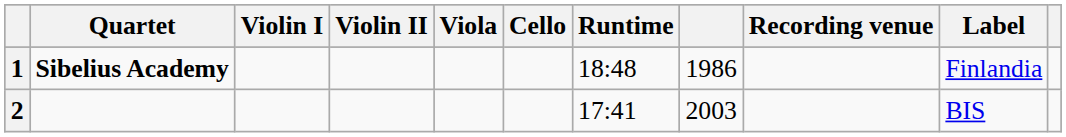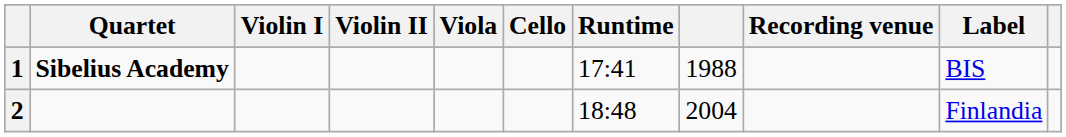(607, 68) 18:48 -> (607, 68) 17:41
(711, 68) 1986 -> (711, 68) 1988
(994, 68) Finlandia -> (965, 68) BIS
(607, 110) 17:41 -> (607, 110) 18:48
(711, 110) 2003 -> (711, 110) 2004
(965, 110) BIS -> (994, 110) Finlandia
